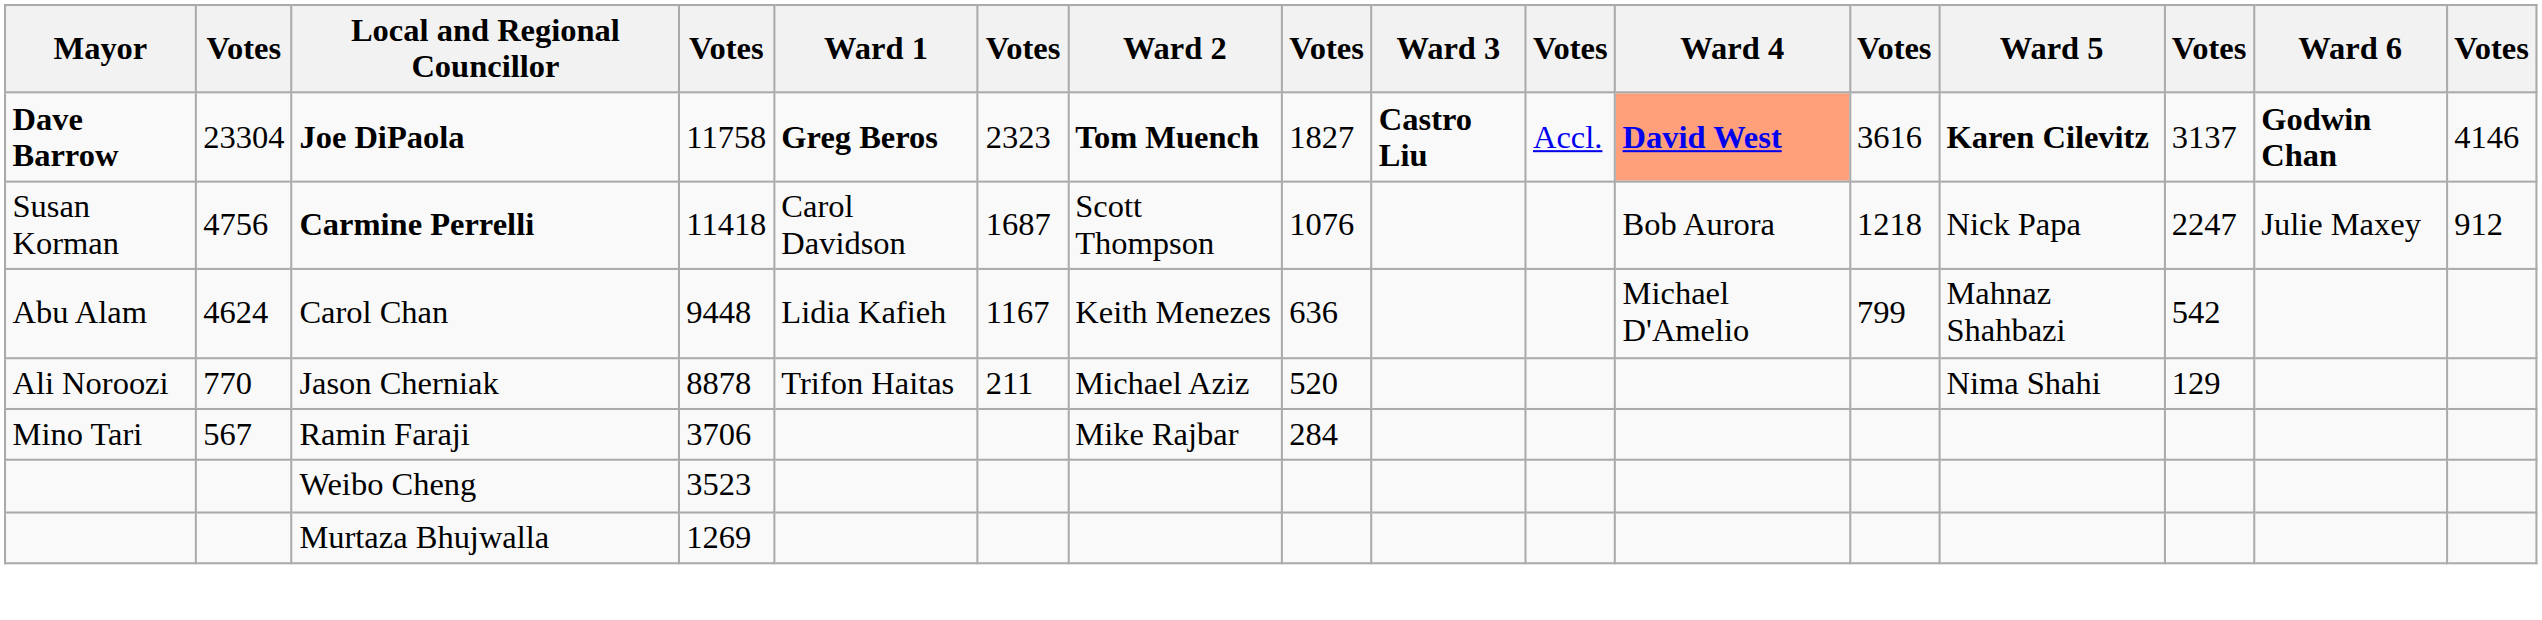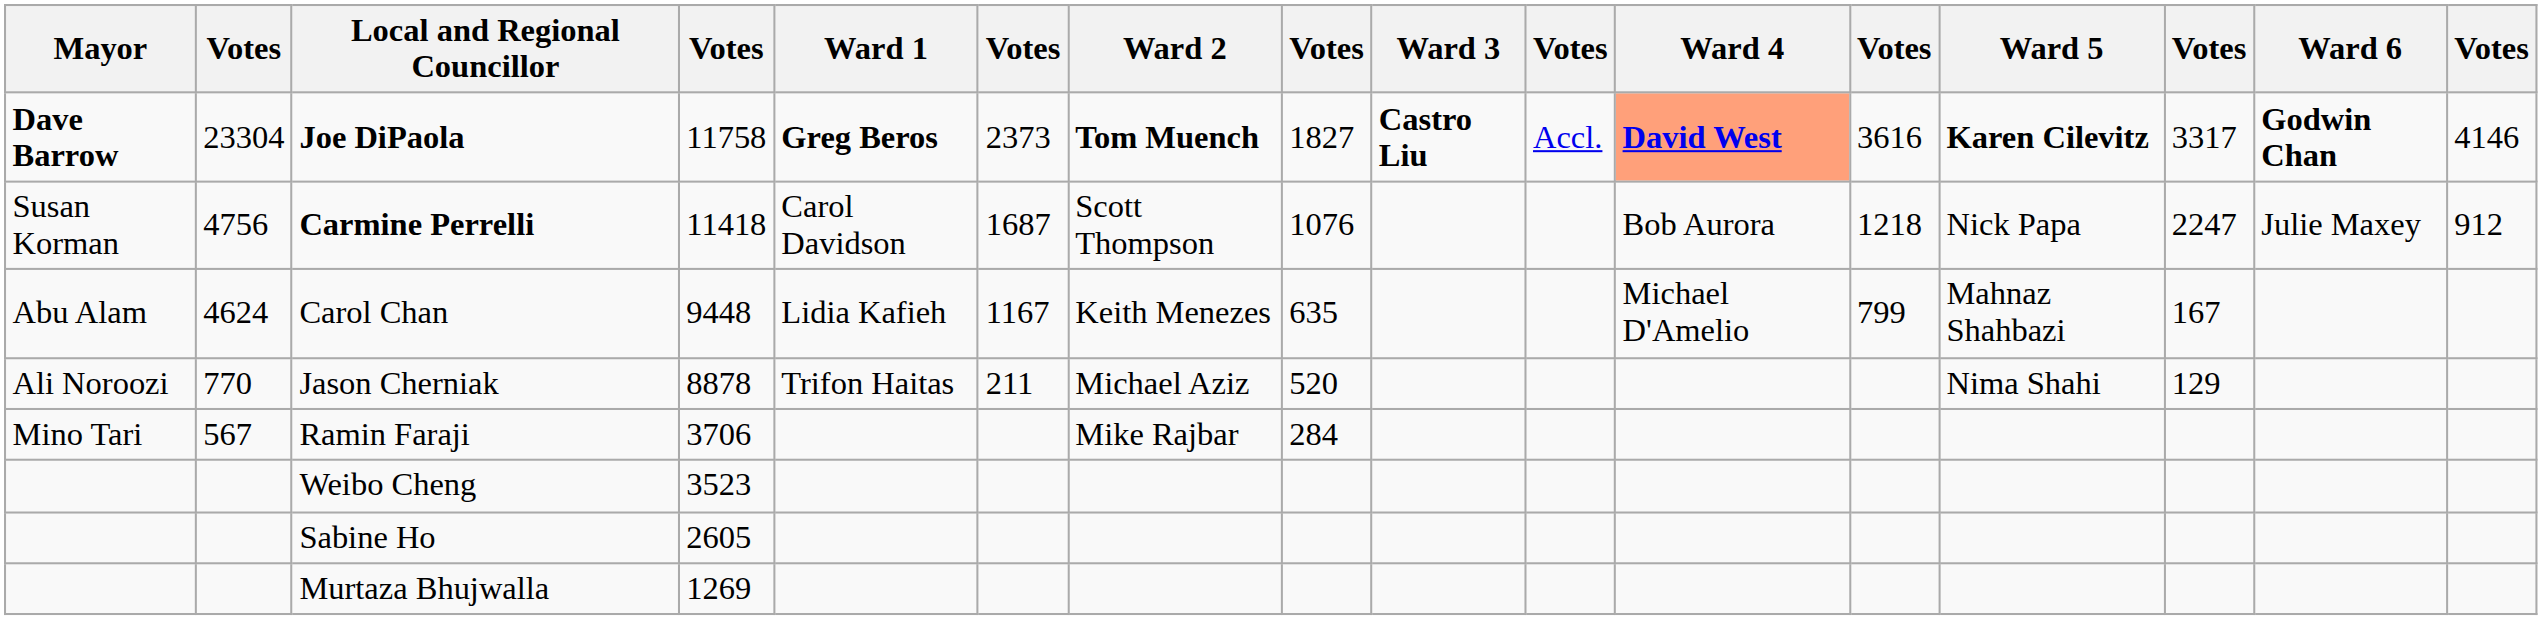(1018, 136) 2323 -> (1018, 136) 2373
(2204, 136) 3137 -> (2204, 136) 3317
(1314, 312) 636 -> (1314, 312) 635
(2196, 312) 542 -> (2196, 312) 167
+ row: (368, 536)
